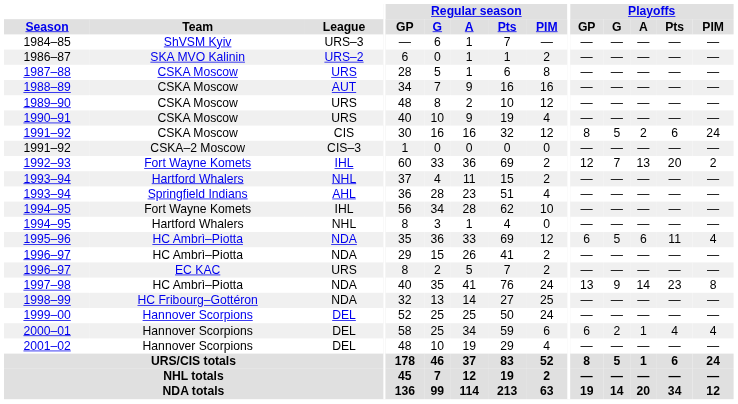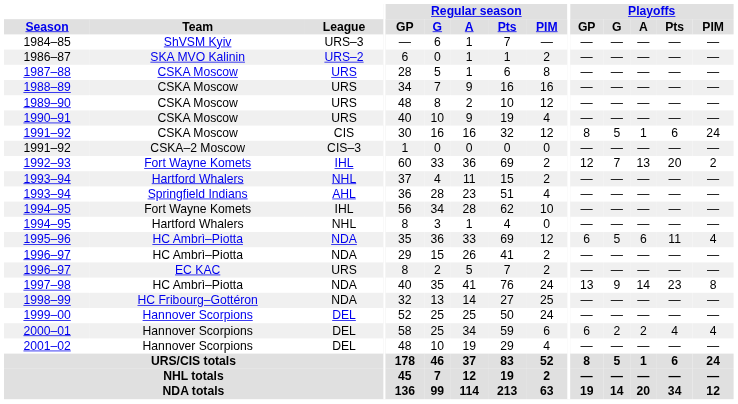(344, 87) AUT -> (344, 87) URS
(643, 133) 2 -> (643, 133) 1
(643, 330) 1 -> (643, 330) 2
